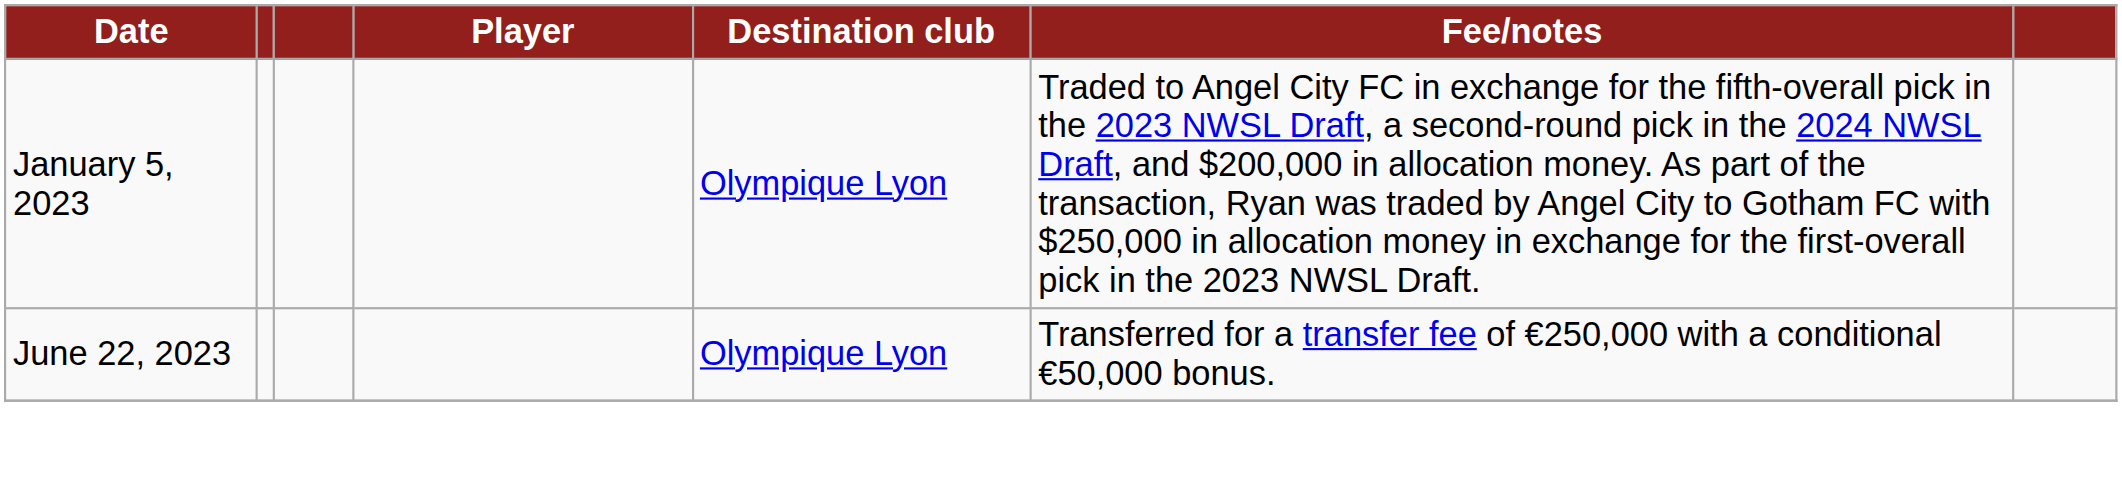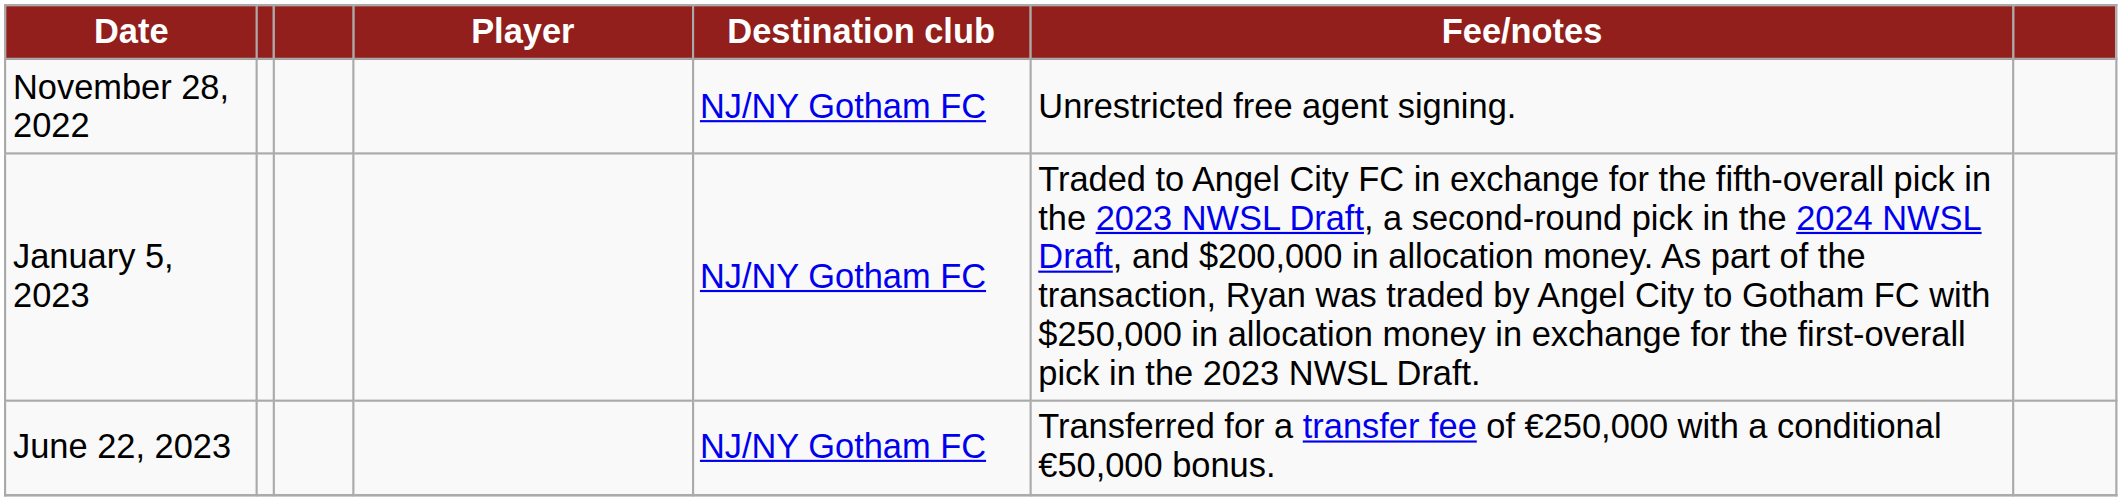+ row: (121, 105)
(824, 183) Olympique Lyon -> (843, 276) NJ/NY Gotham FC
(824, 353) Olympique Lyon -> (843, 446) NJ/NY Gotham FC
